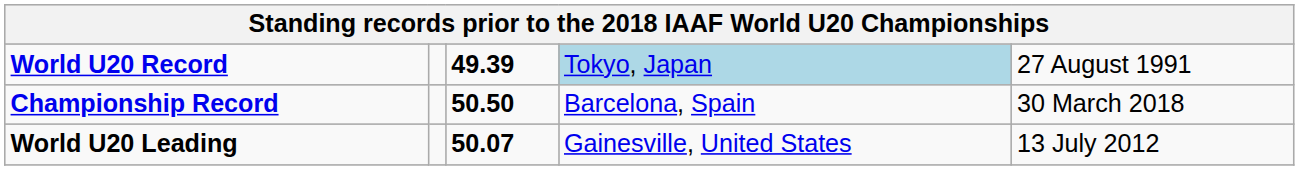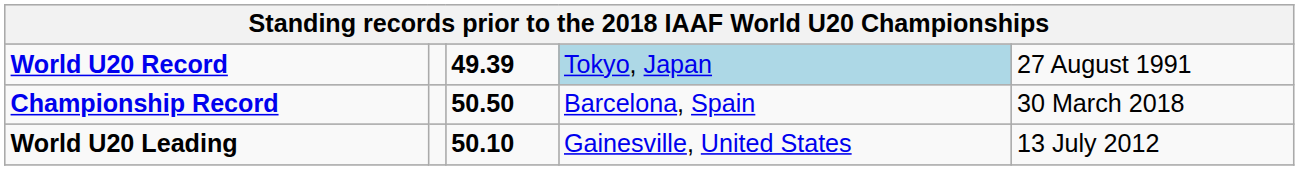(483, 143) 50.07 -> (483, 143) 50.10
